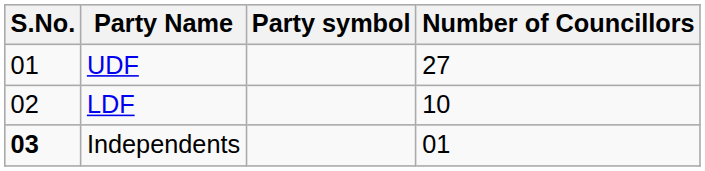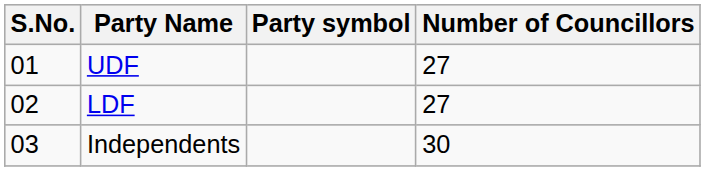(436, 104) 10 -> (436, 104) 27
(25, 144) bold -> (25, 144) normal
(436, 144) 01 -> (436, 144) 30
